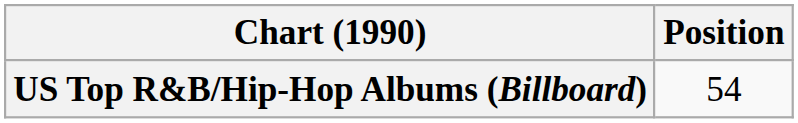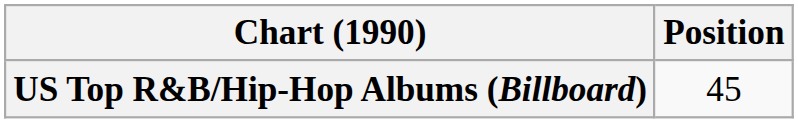(724, 88) 54 -> (724, 88) 45
